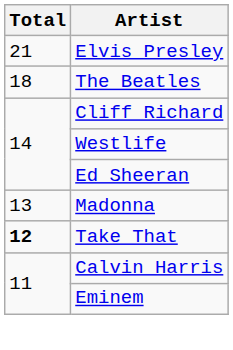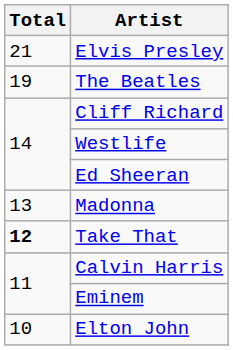(21, 82) 18 -> (21, 82) 19
+ row: (132, 330)
